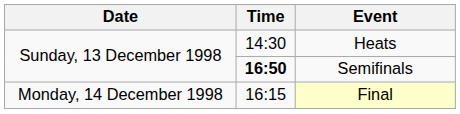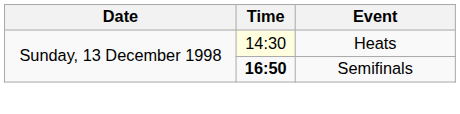(266, 43) no background -> (266, 43) lightyellow background
- row: (375, 95)
